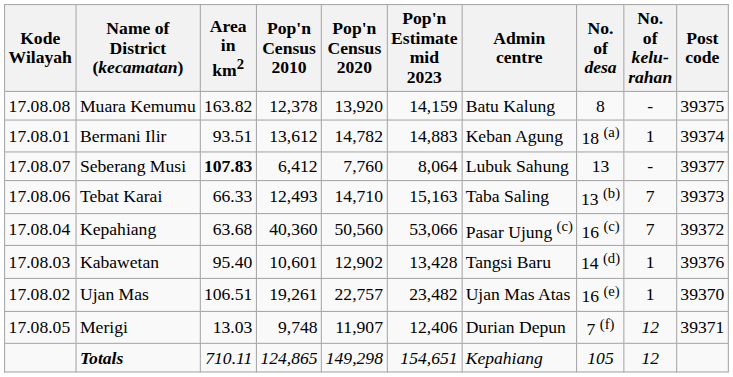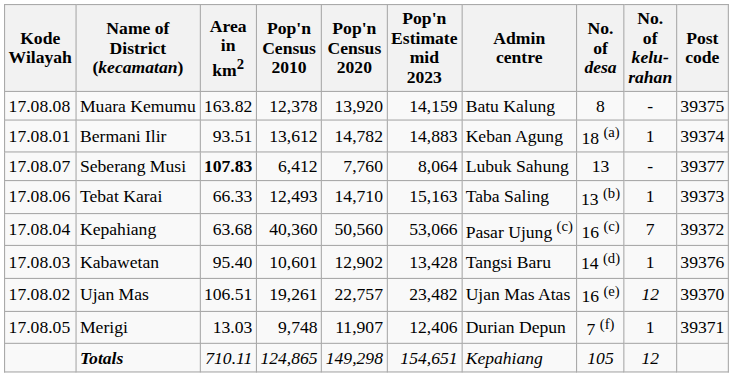(650, 196) 7 -> (650, 196) 1
(650, 294) 1 -> (650, 294) 12
(650, 327) 12 -> (650, 327) 1
